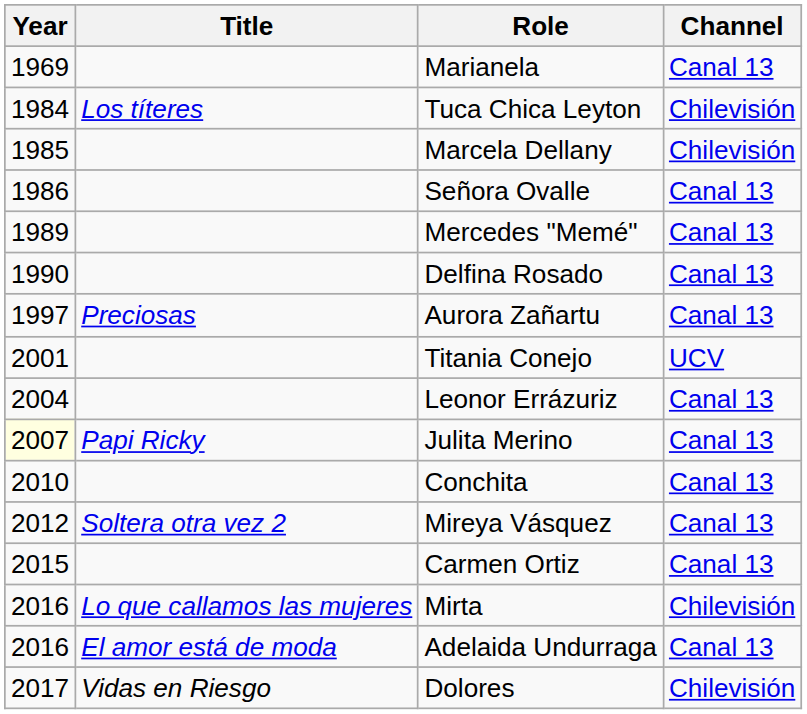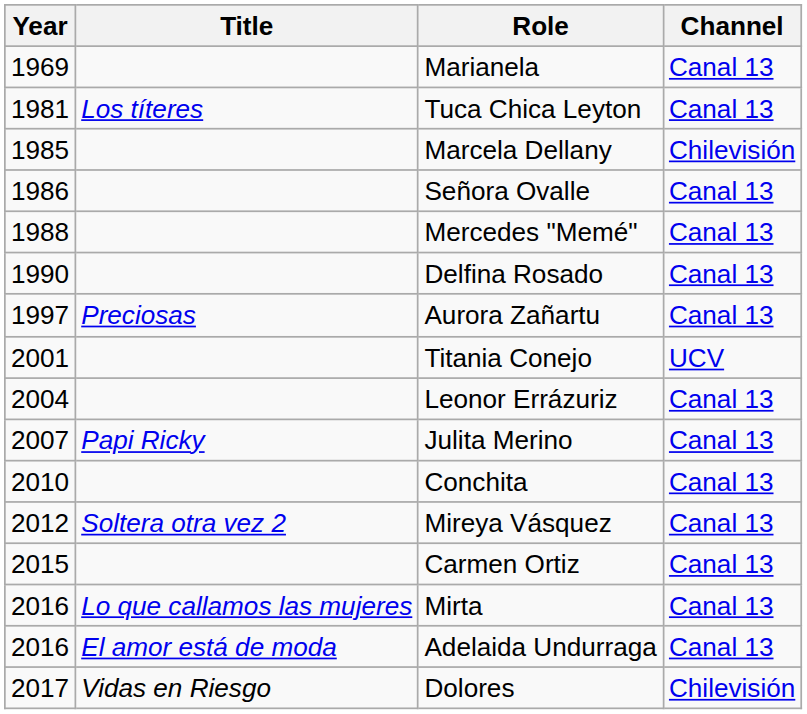(40, 109) 1984 -> (40, 109) 1981
(732, 109) Chilevisión -> (721, 109) Canal 13
(40, 233) 1989 -> (40, 233) 1988
(40, 440) lightyellow background -> (40, 440) no background
(732, 605) Chilevisión -> (721, 605) Canal 13
